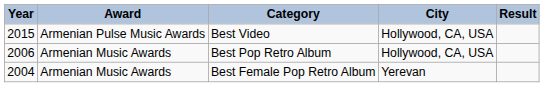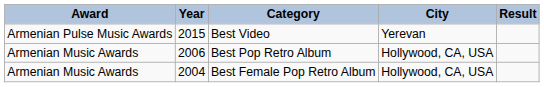columns swapped: (21, 14) <-> (123, 14)
(437, 34) Hollywood, CA, USA -> (403, 34) Yerevan
(403, 72) Yerevan -> (437, 72) Hollywood, CA, USA
